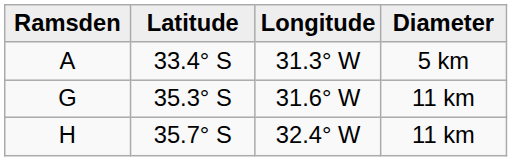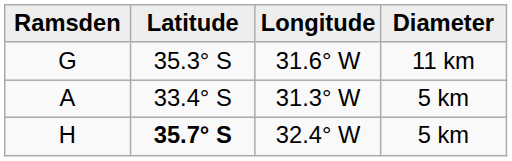rows swapped: (67, 60) <-> (67, 98)
(193, 135) normal -> (193, 135) bold
(443, 135) 11 km -> (443, 135) 5 km
